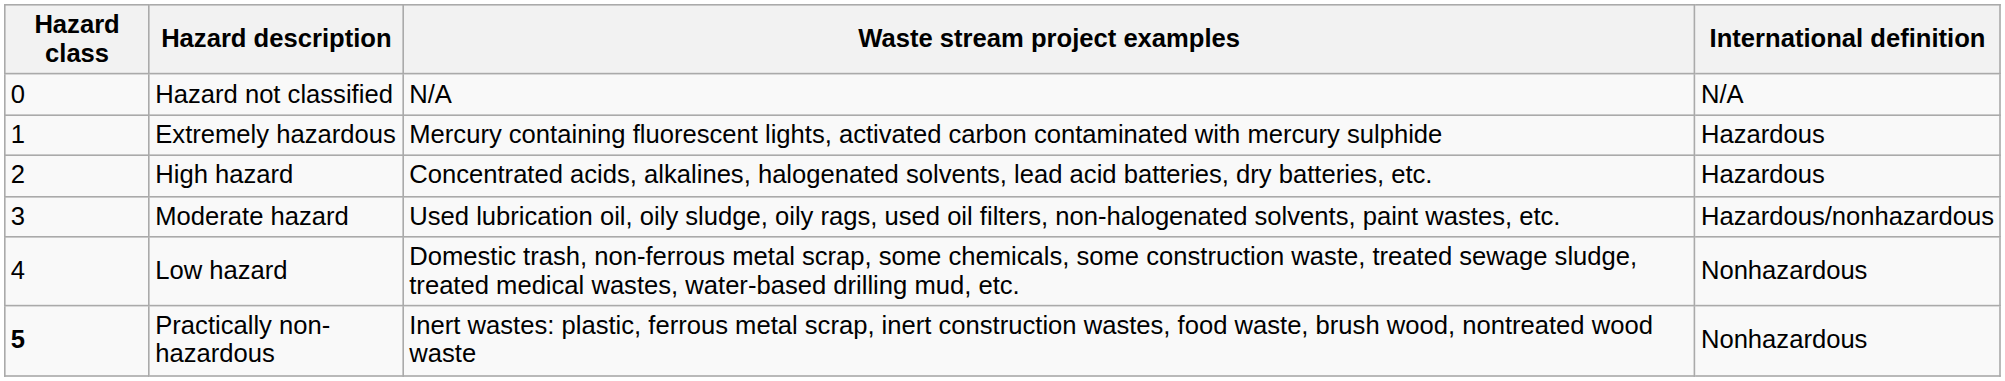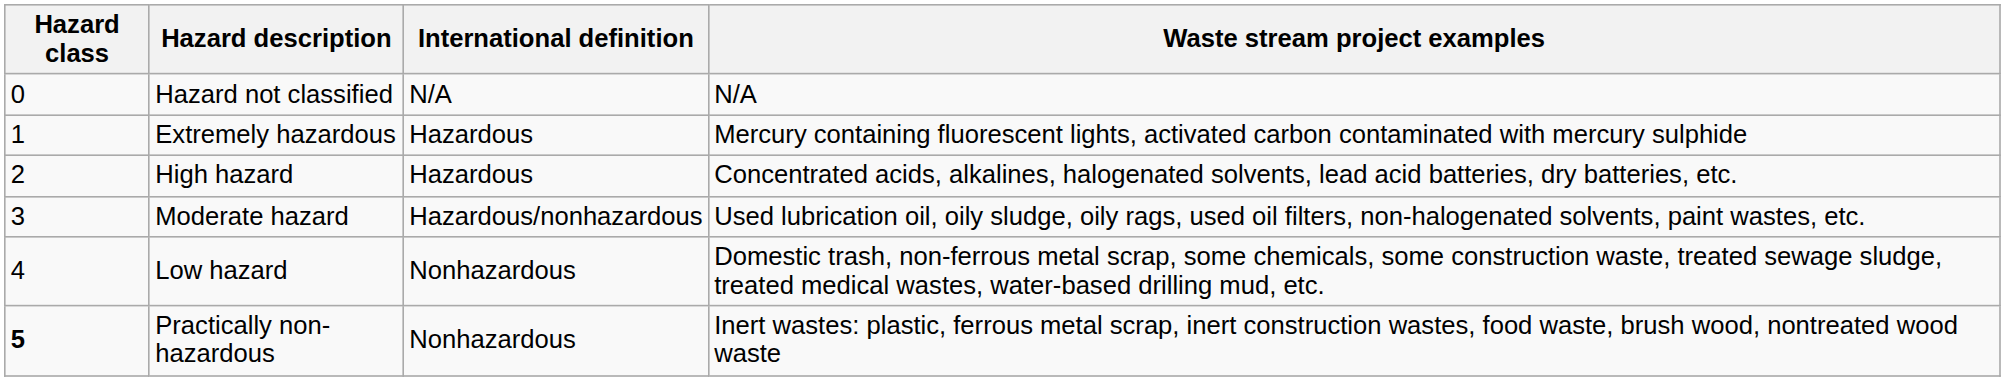columns swapped: (1049, 39) <-> (1848, 39)
